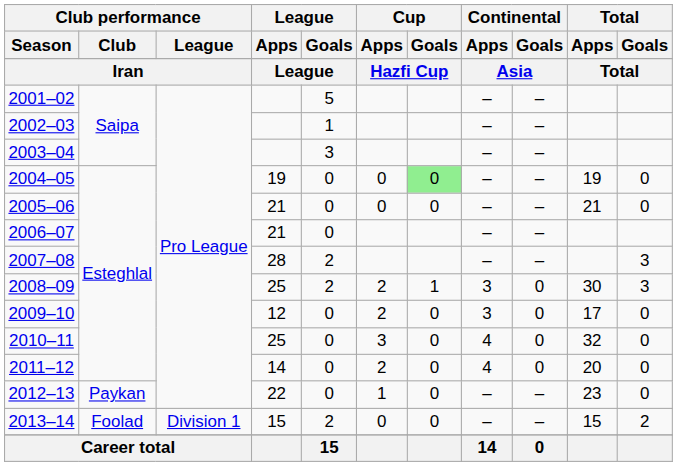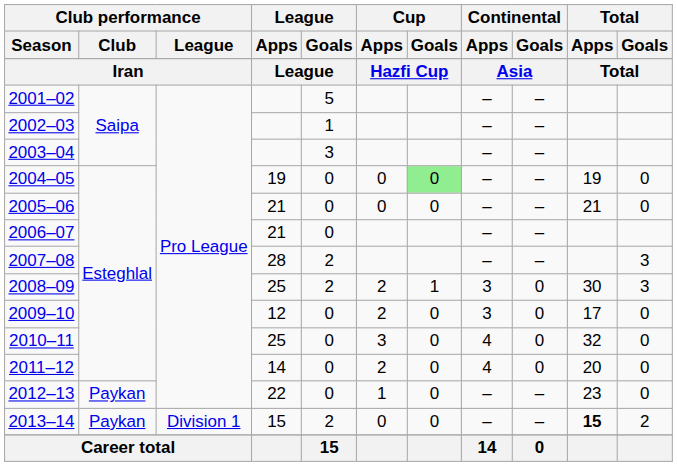(117, 421) Foolad -> (117, 421) Paykan
(592, 421) normal -> (592, 421) bold
